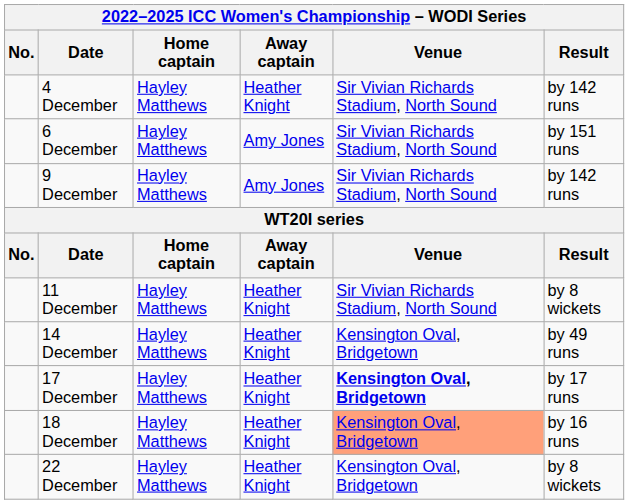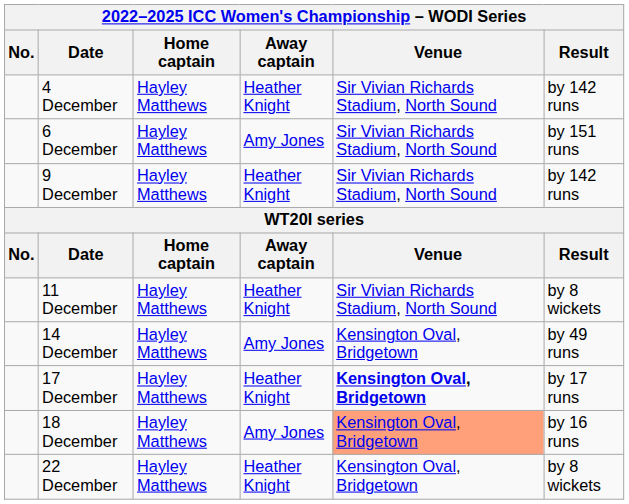(284, 185) Amy Jones -> (273, 185) Heather Knight
(273, 343) Heather Knight -> (284, 343) Amy Jones
(273, 432) Heather Knight -> (284, 432) Amy Jones
